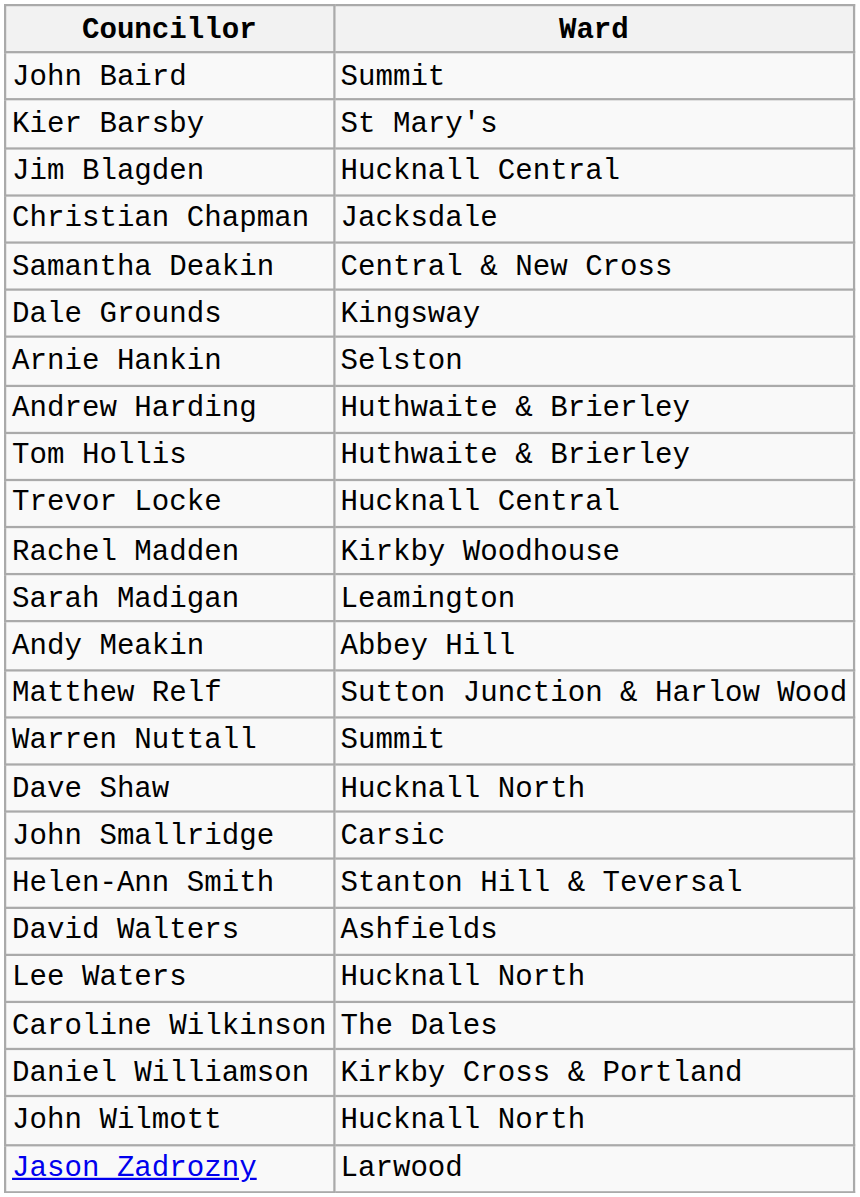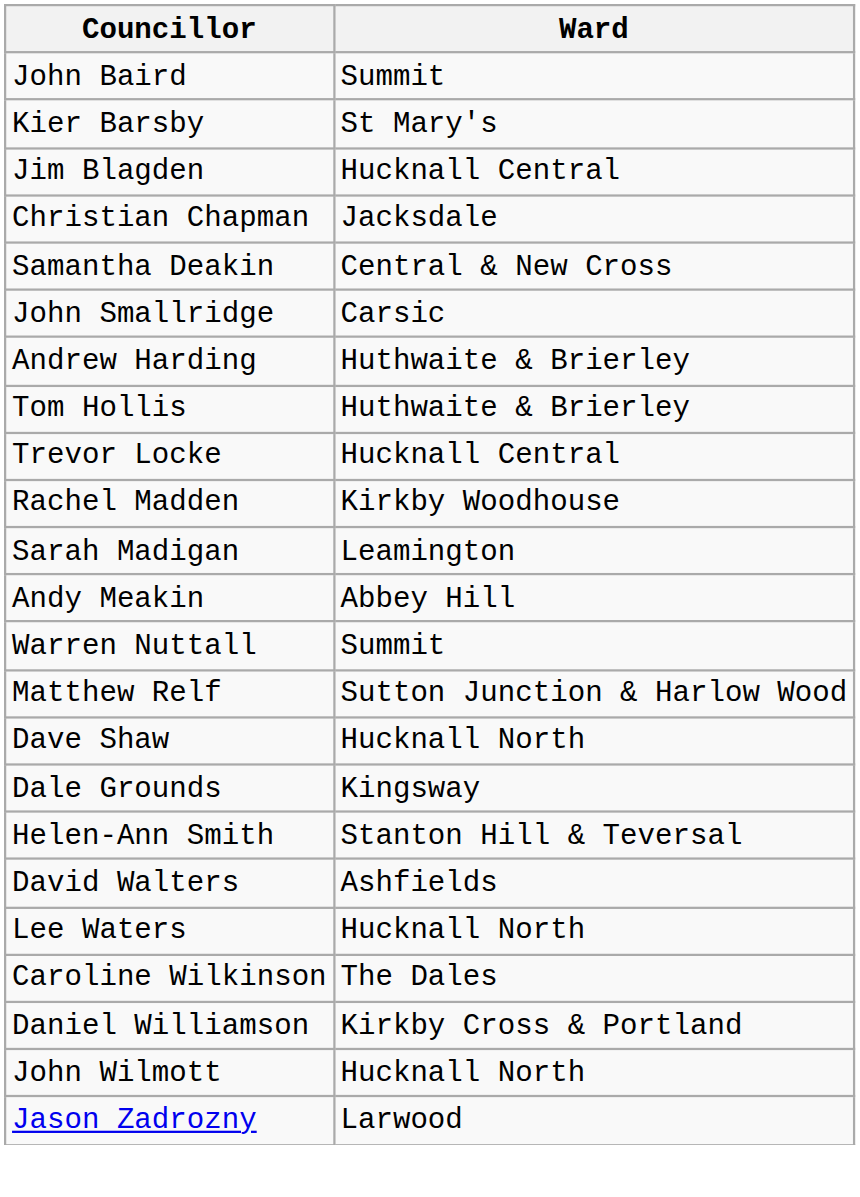rows swapped: (117, 314) <-> (143, 836)
- row: (117, 361)
rows swapped: (134, 741) <-> (117, 693)
